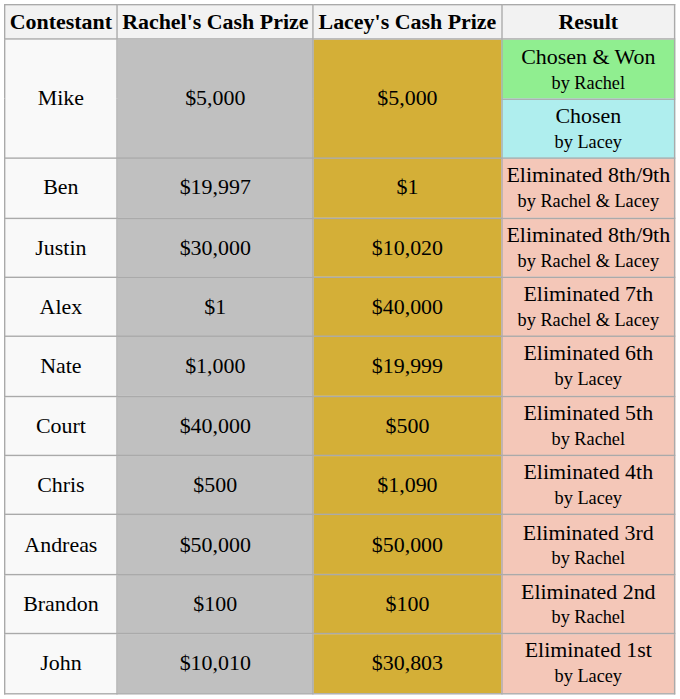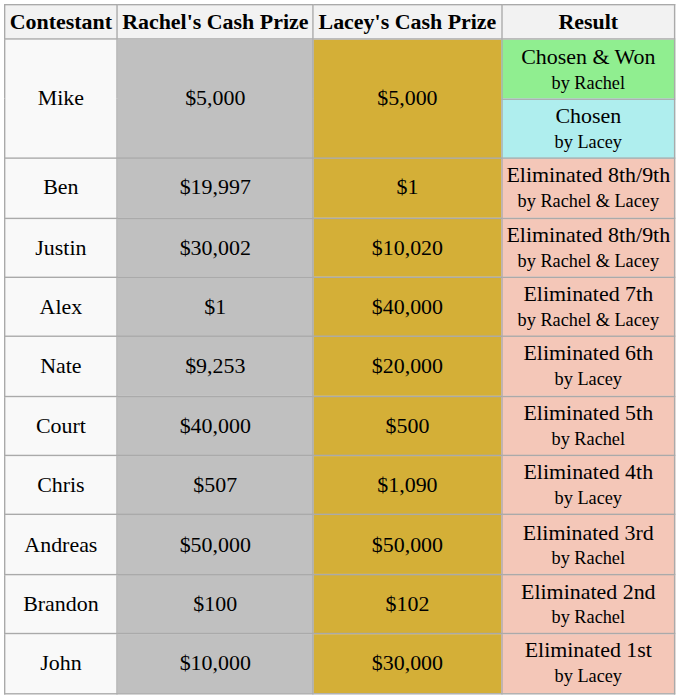(215, 247) $30,000 -> (215, 247) $30,002
(215, 366) $1,000 -> (215, 366) $9,253
(407, 366) $19,999 -> (407, 366) $20,000
(215, 484) $500 -> (215, 484) $507
(407, 603) $100 -> (407, 603) $102
(215, 663) $10,010 -> (215, 663) $10,000
(407, 663) $30,803 -> (407, 663) $30,000
